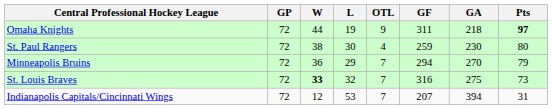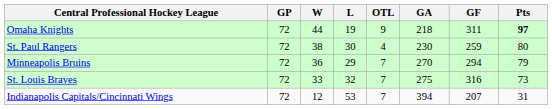columns swapped: (424, 12) <-> (474, 12)
(317, 79) bold -> (317, 79) normal
